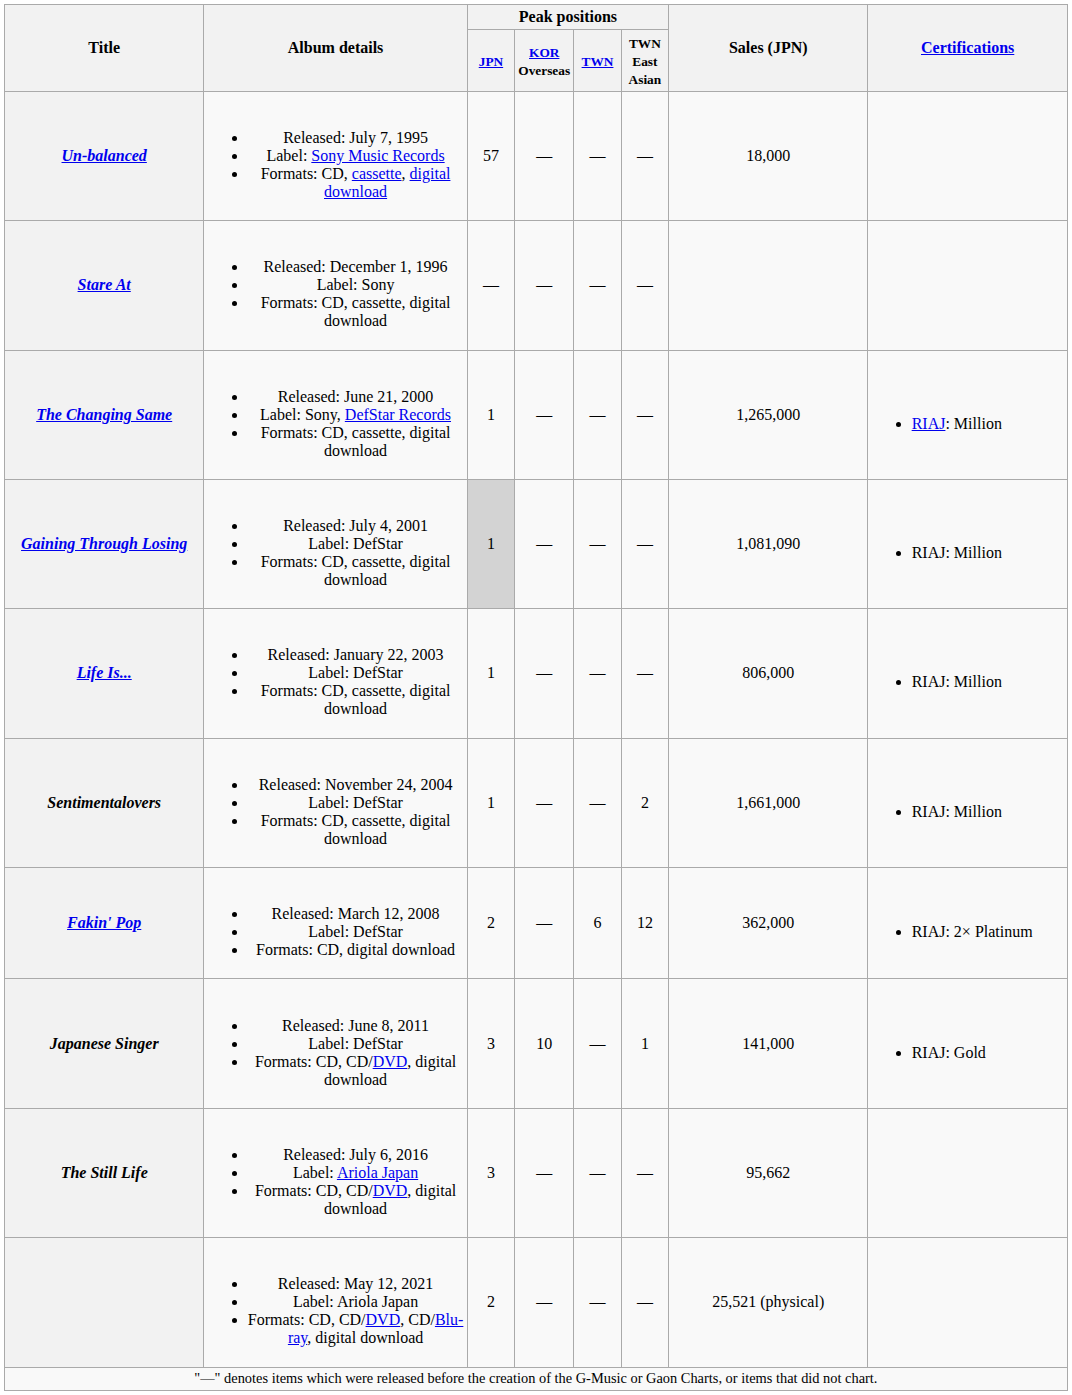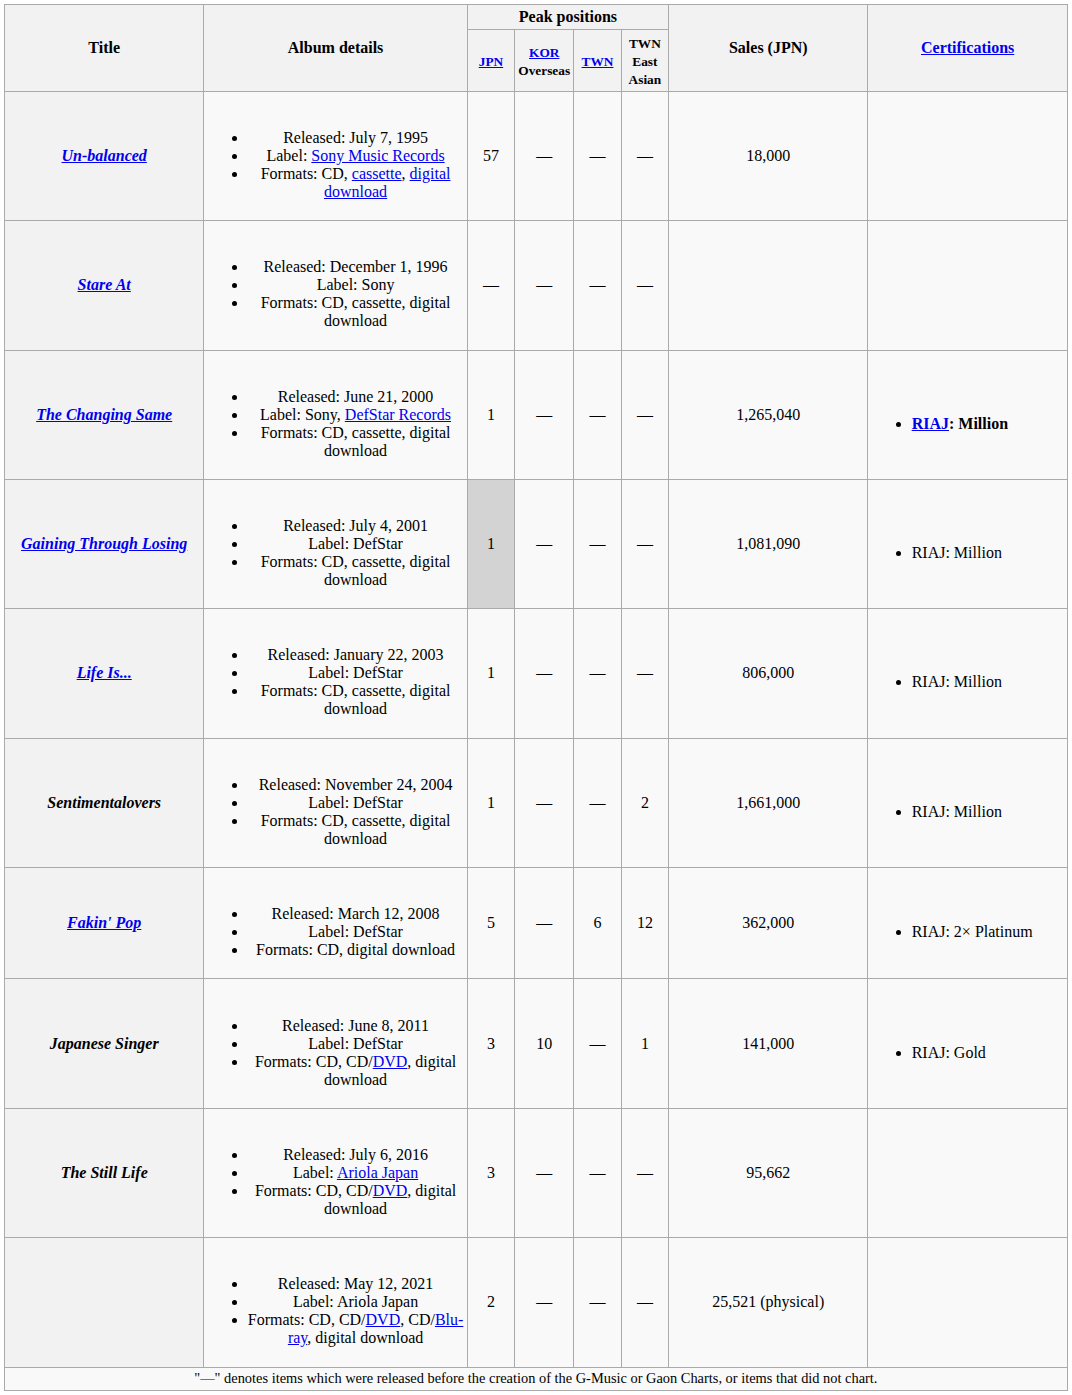(768, 414) 1,265,000 -> (768, 414) 1,265,040
(968, 424) normal -> (968, 424) bold
(491, 923) 2 -> (491, 923) 5
